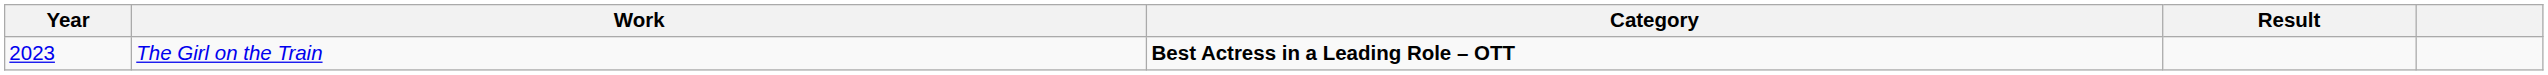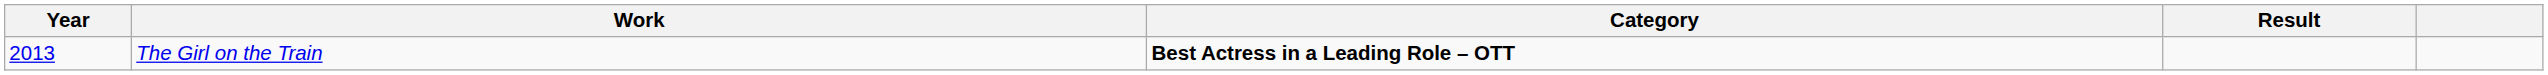(32, 53) 2023 -> (32, 53) 2013
